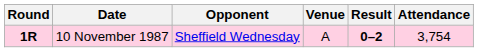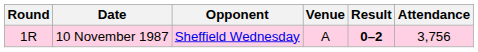(28, 36) bold -> (28, 36) normal
(434, 36) 3,754 -> (434, 36) 3,756
